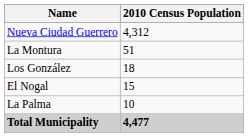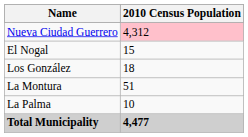(136, 31) no background -> (136, 31) pink background
rows swapped: (34, 50) <-> (28, 86)
